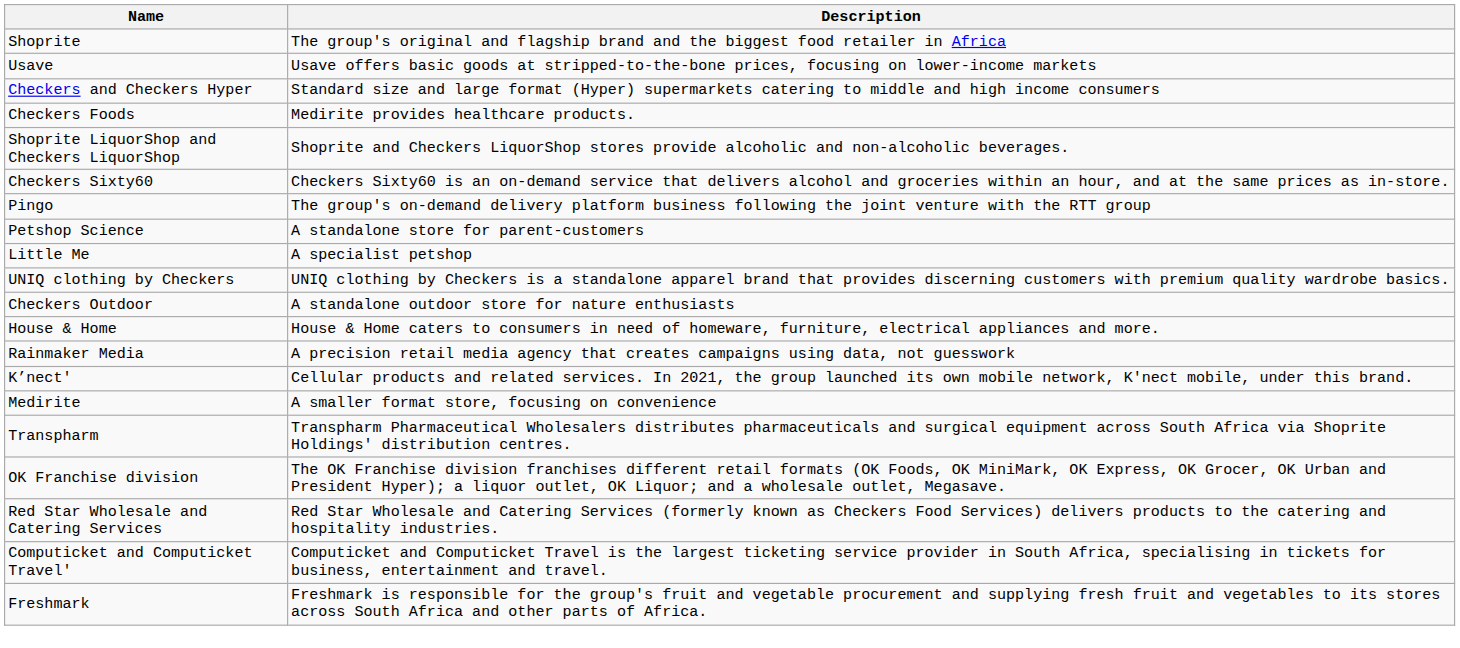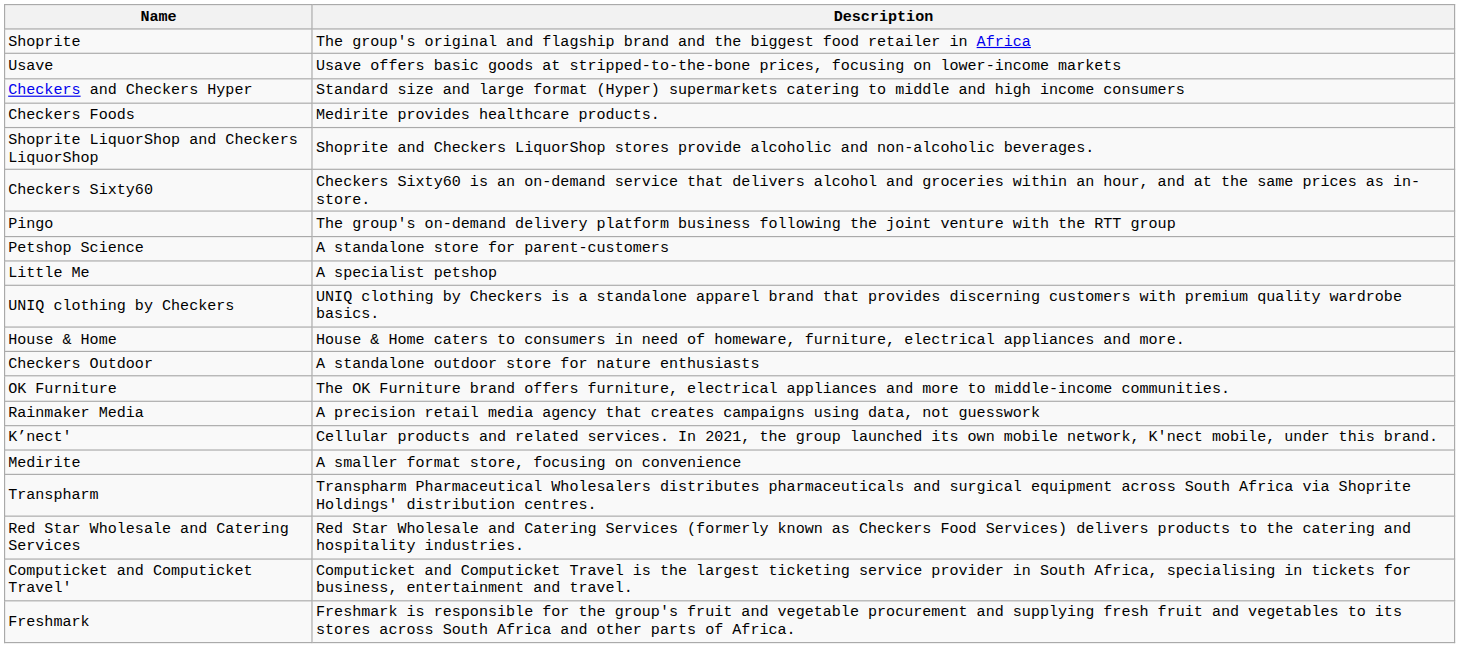rows swapped: (81, 305) <-> (62, 329)
+ row: (62, 389)
- row: (103, 478)
